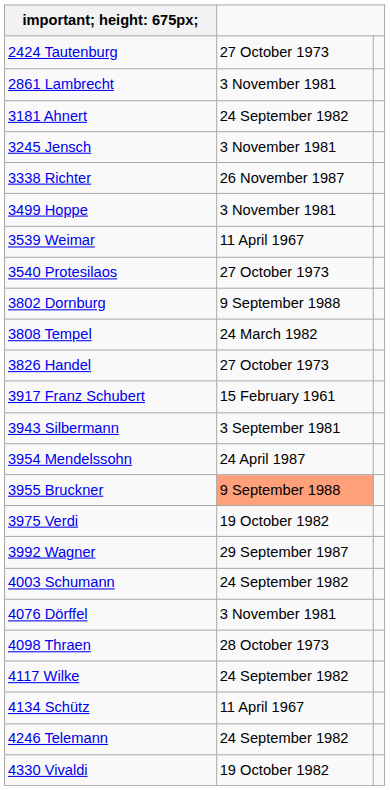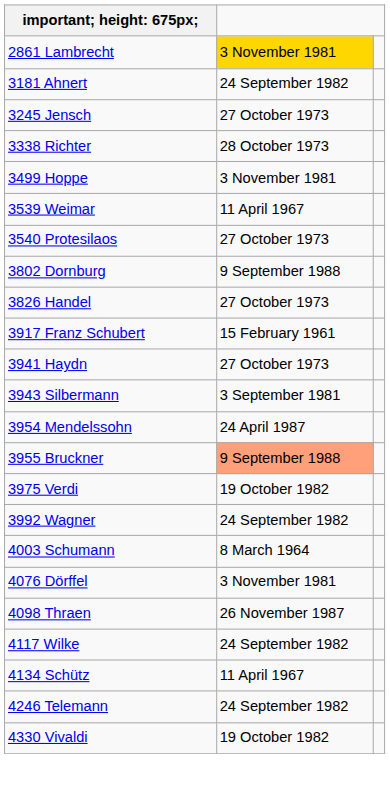- row: (63, 52)
(278, 84) no background -> (278, 52) gold background
(278, 146) 3 November 1981 -> (274, 114) 27 October 1973
(282, 177) 26 November 1987 -> (274, 145) 28 October 1973
- row: (50, 334)
+ row: (48, 364)
(284, 552) 29 September 1987 -> (284, 520) 24 September 1982
(284, 583) 24 September 1982 -> (265, 551) 8 March 1964
(274, 645) 28 October 1973 -> (282, 613) 26 November 1987
